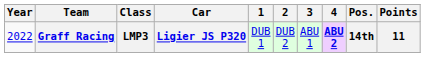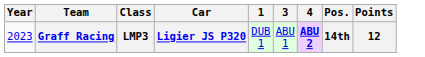- column: (285, 13)
(20, 37) 2022 -> (20, 37) 2023
(399, 37) 11 -> (374, 37) 12
